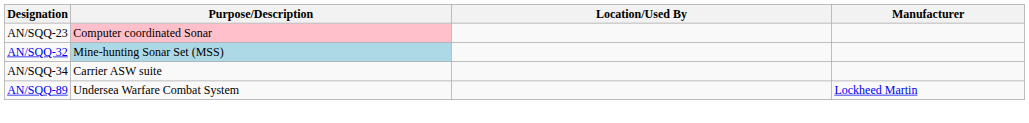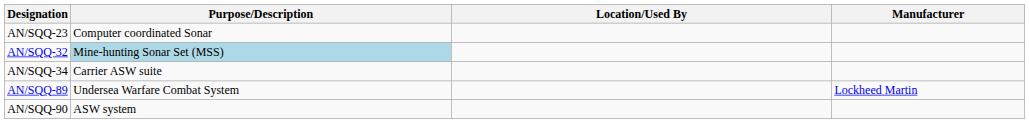(143, 33) pink background -> (143, 33) no background
+ row: (37, 109)
